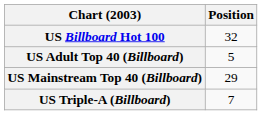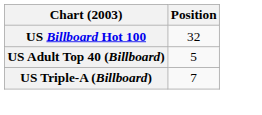- row: (105, 78)
